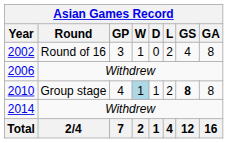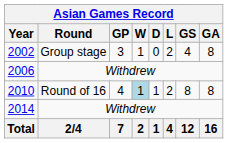(73, 52) Round of 16 -> (73, 52) Group stage
(73, 90) Group stage -> (73, 90) Round of 16
(188, 90) bold -> (188, 90) normal
